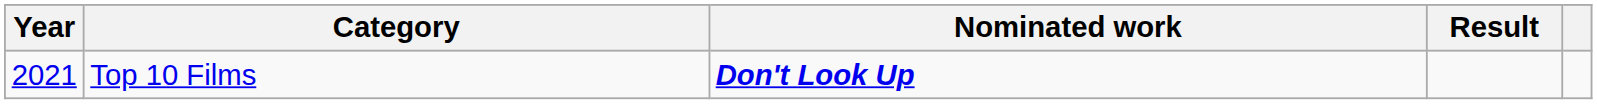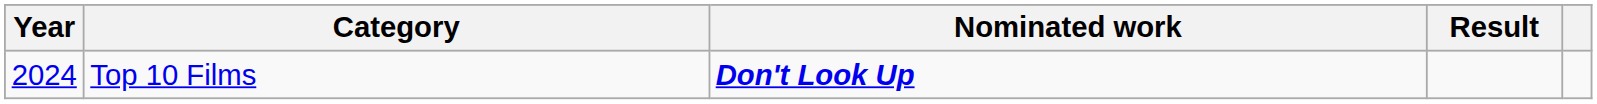(44, 74) 2021 -> (44, 74) 2024
